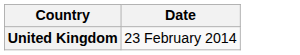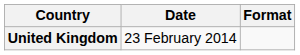+ column: (267, 15)
